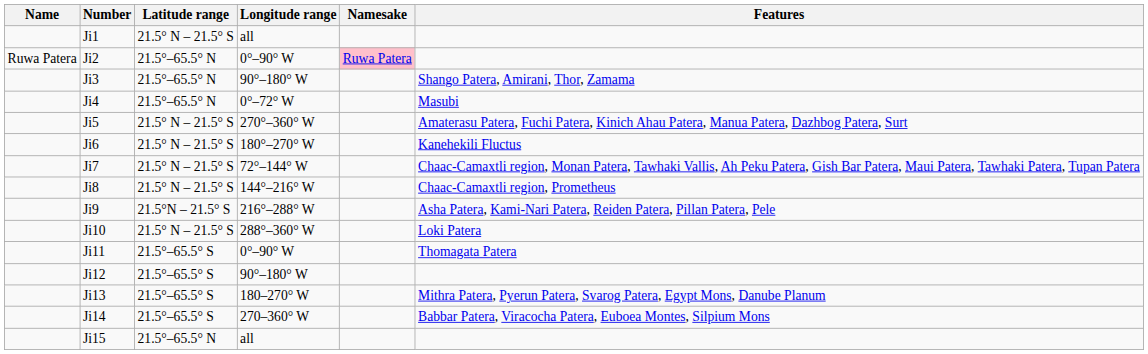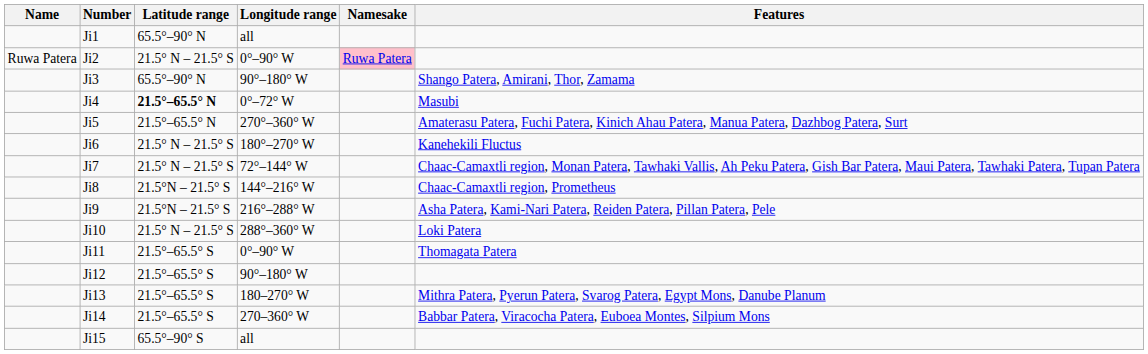(186, 36) 21.5° N – 21.5° S -> (172, 36) 65.5°–90° N
(177, 58) 21.5°–65.5° N -> (186, 58) 21.5° N – 21.5° S
(177, 79) 21.5°–65.5° N -> (172, 79) 65.5°–90° N
(177, 101) normal -> (177, 101) bold
(186, 123) 21.5° N – 21.5° S -> (177, 123) 21.5°–65.5° N
(186, 187) 21.5° N – 21.5° S -> (184, 187) 21.5°N – 21.5° S
(177, 338) 21.5°–65.5° N -> (171, 338) 65.5°–90° S
